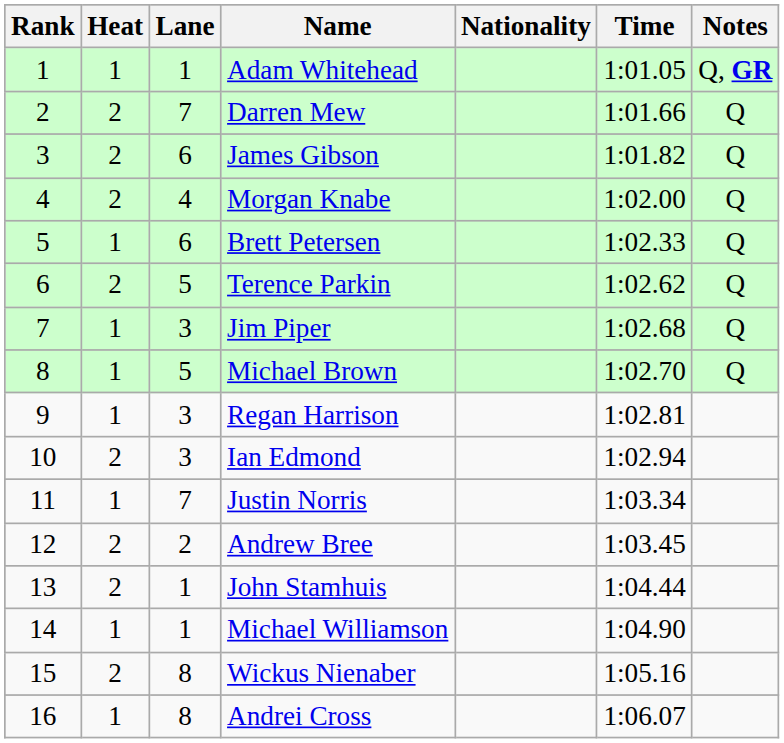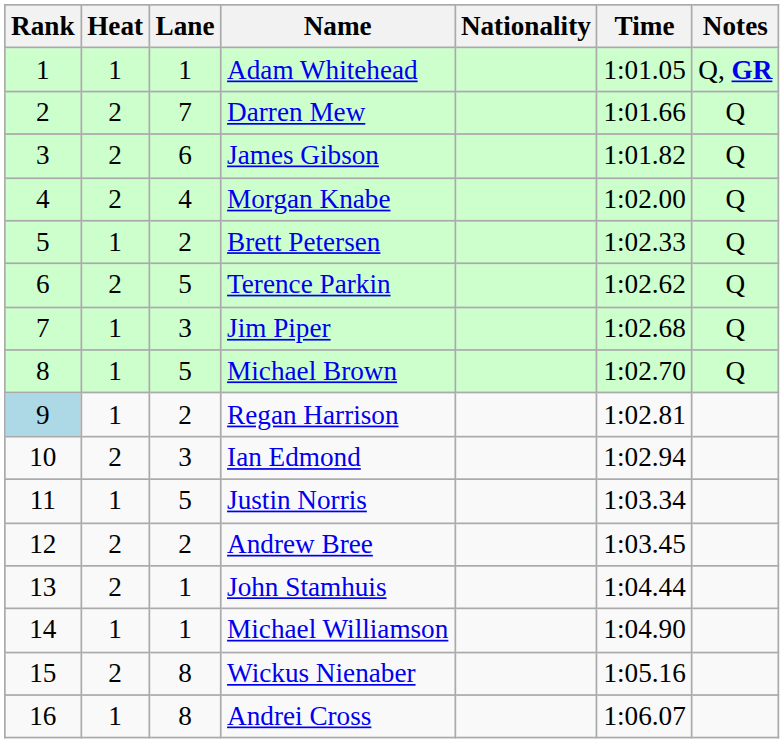(185, 241) 6 -> (185, 241) 2
(43, 414) no background -> (43, 414) lightblue background
(185, 414) 3 -> (185, 414) 2
(185, 500) 7 -> (185, 500) 5
